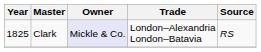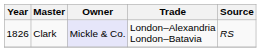(18, 33) 1825 -> (18, 33) 1826
